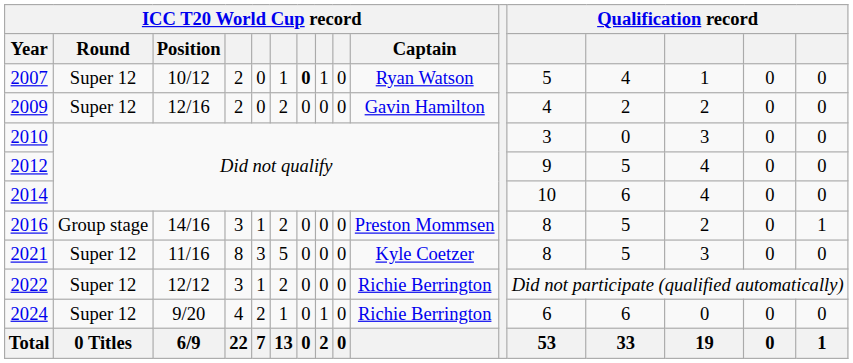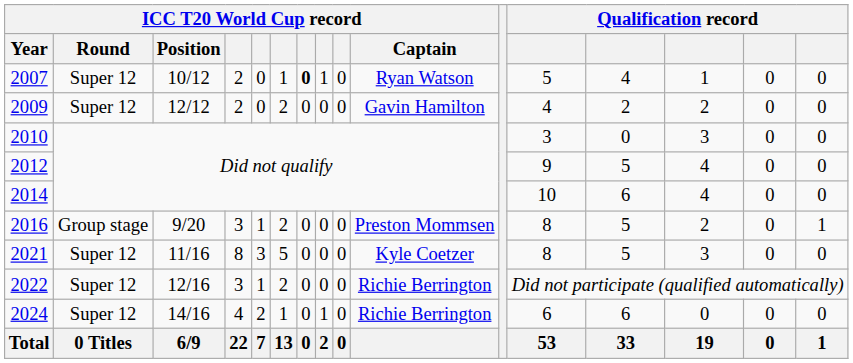(189, 107) 12/16 -> (189, 107) 12/12
(189, 225) 14/16 -> (189, 225) 9/20
(189, 284) 12/12 -> (189, 284) 12/16
(189, 313) 9/20 -> (189, 313) 14/16
